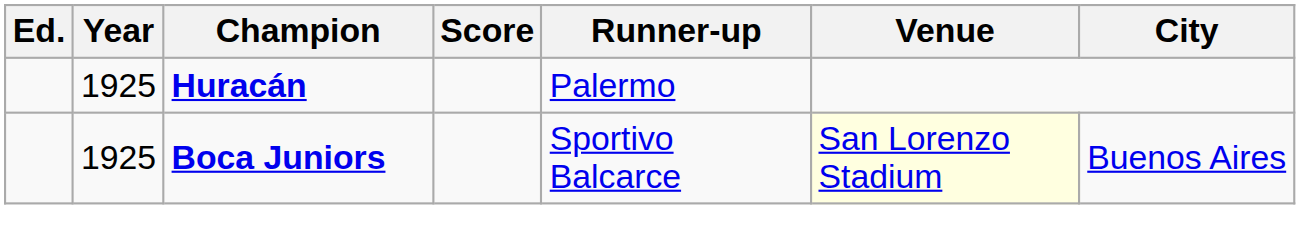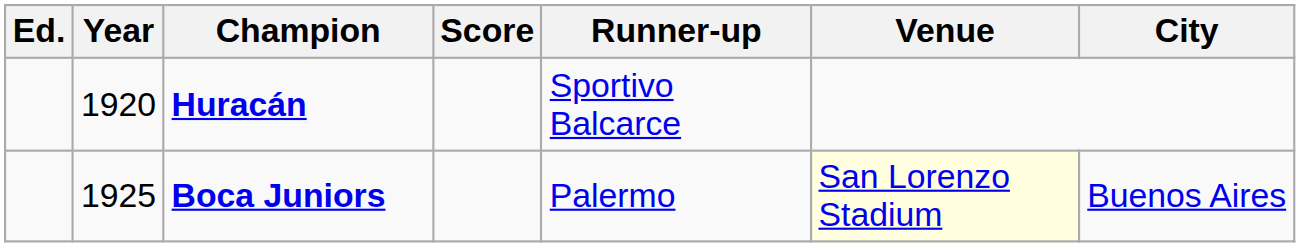(118, 84) 1925 -> (118, 103) 1920
(613, 84) Palermo -> (615, 103) Sportivo Balcarce
(615, 157) Sportivo Balcarce -> (613, 195) Palermo
